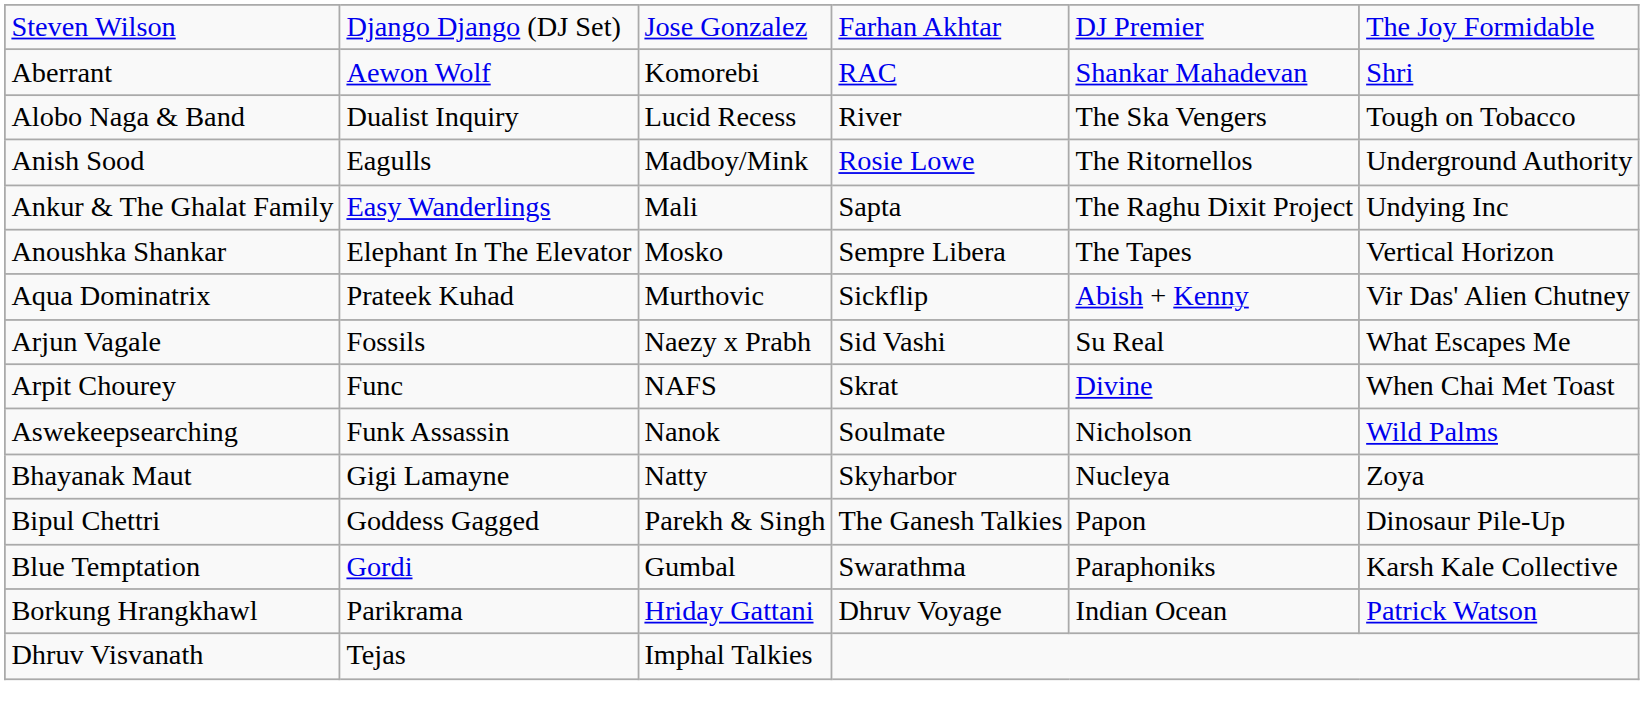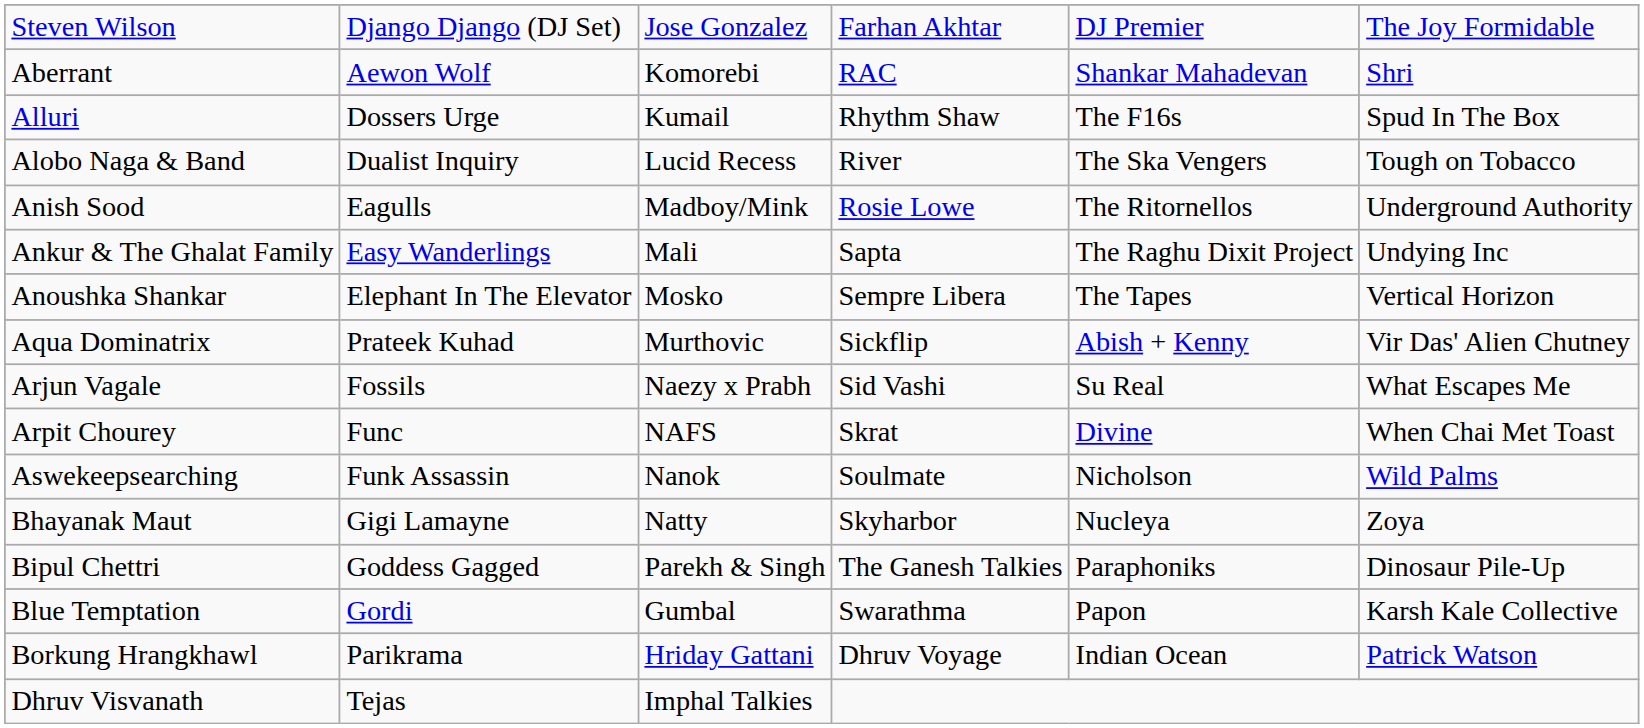+ row: (45, 116)
(1111, 521) Papon -> (1145, 565) Paraphoniks
(1145, 565) Paraphoniks -> (1111, 610) Papon
